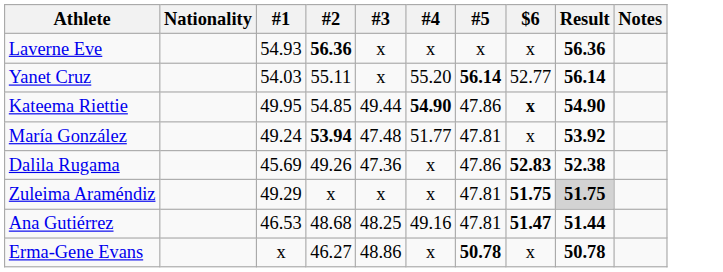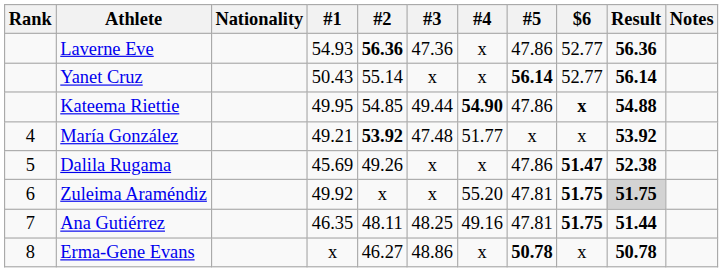+ column: (30, 19)
(381, 48) x -> (432, 48) 47.36
(481, 48) x -> (532, 48) 47.86
(530, 48) x -> (582, 48) 52.77
(281, 77) 54.03 -> (332, 77) 50.43
(331, 77) 55.11 -> (382, 77) 55.14
(431, 77) 55.20 -> (482, 77) x
(585, 106) 54.90 -> (636, 106) 54.88
(281, 135) 49.24 -> (332, 135) 49.21
(331, 135) 53.94 -> (382, 135) 53.92
(481, 135) 47.81 -> (532, 135) x
(381, 164) 47.36 -> (432, 164) x
(530, 164) 52.83 -> (582, 164) 51.47
(281, 194) 49.29 -> (332, 194) 49.92
(431, 194) x -> (482, 194) 55.20
(281, 223) 46.53 -> (332, 223) 46.35
(331, 223) 48.68 -> (382, 223) 48.11
(530, 223) 51.47 -> (582, 223) 51.75
